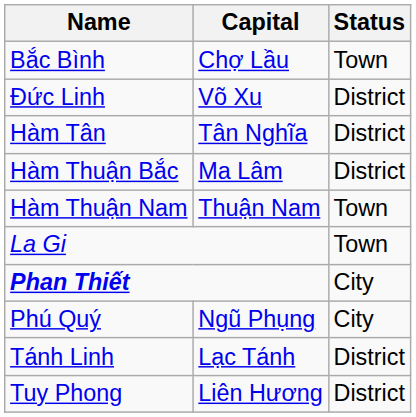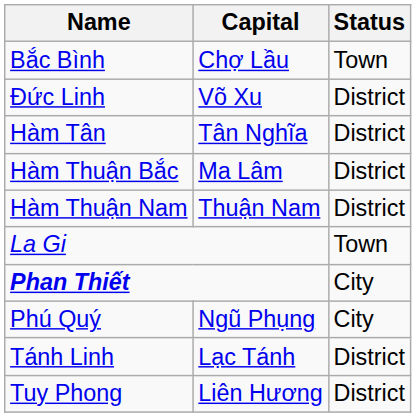(361, 208) Town -> (369, 208) District
